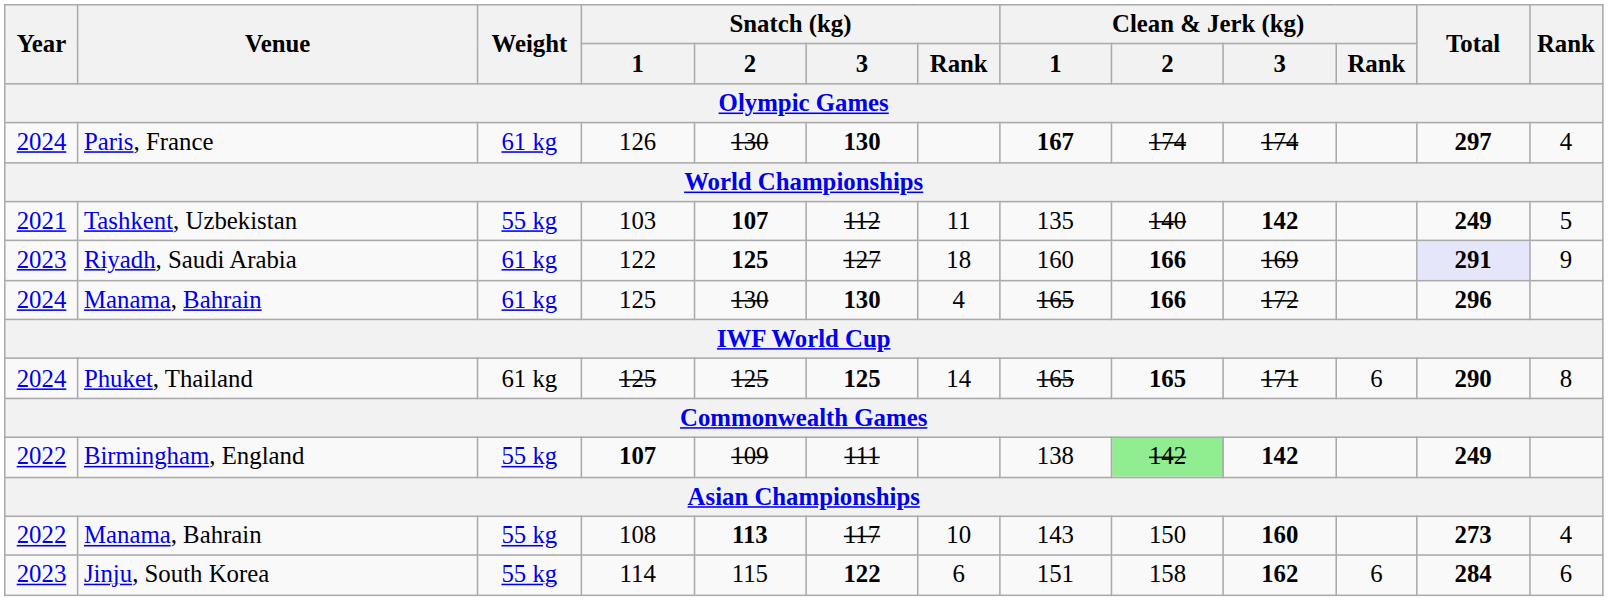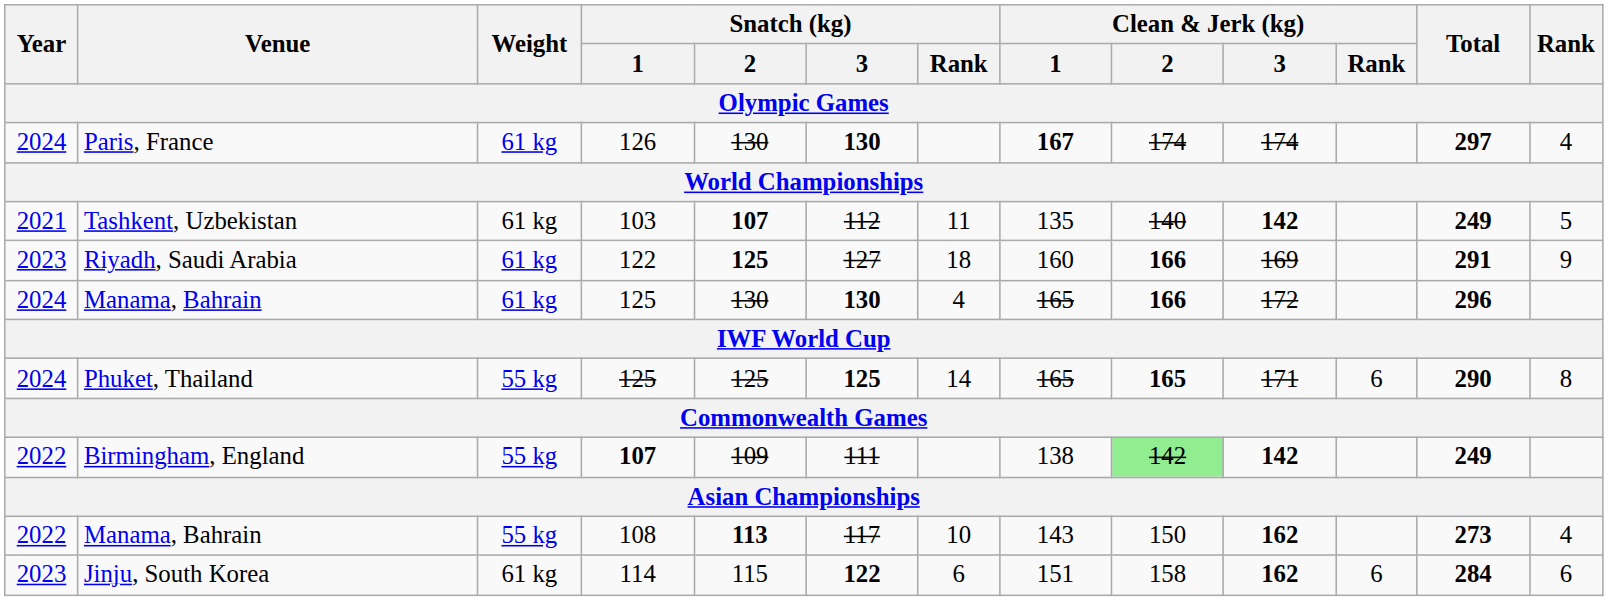(529, 220) 55 kg -> (529, 220) 61 kg
(1473, 260) lavender background -> (1473, 260) no background
(529, 378) 61 kg -> (529, 378) 55 kg
(1280, 535) 160 -> (1280, 535) 162
(529, 574) 55 kg -> (529, 574) 61 kg
